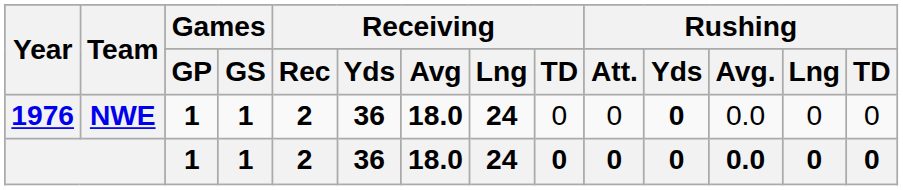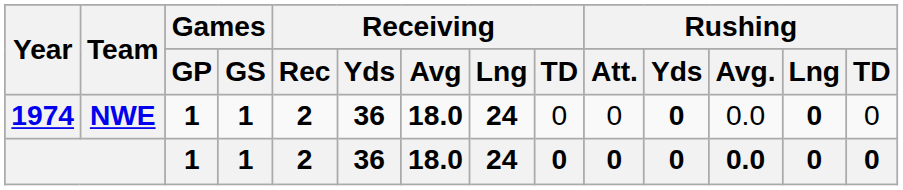(43, 116) 1976 -> (43, 116) 1974
(814, 116) normal -> (814, 116) bold
